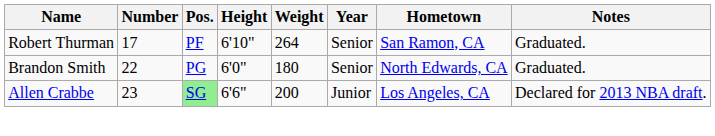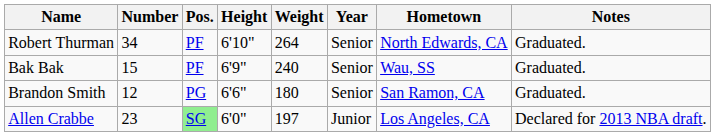(129, 42) 17 -> (129, 42) 34
(432, 42) San Ramon, CA -> (444, 42) North Edwards, CA
+ row: (36, 67)
(129, 67) 22 -> (129, 93) 12
(234, 67) 6'0" -> (234, 93) 6'6"
(444, 67) North Edwards, CA -> (432, 93) San Ramon, CA
(234, 93) 6'6" -> (234, 118) 6'0"
(287, 93) 200 -> (287, 118) 197
